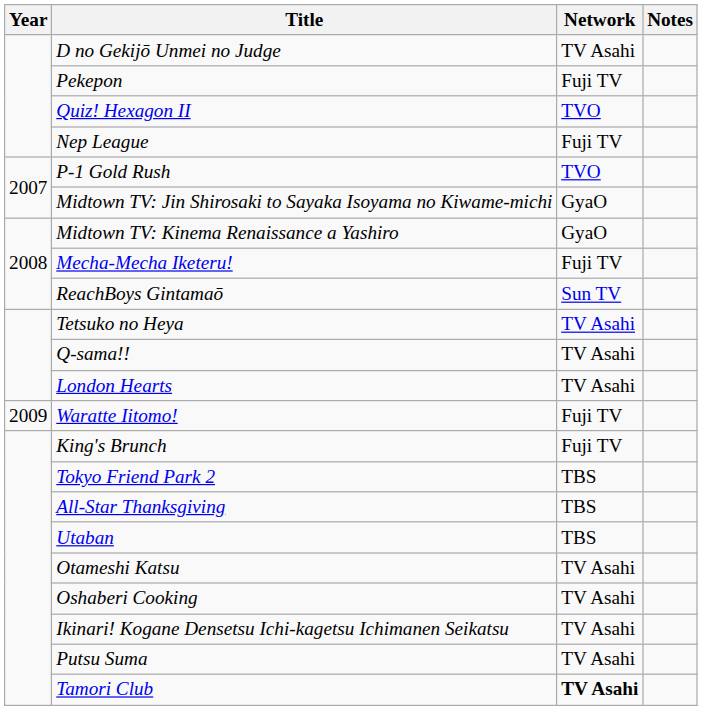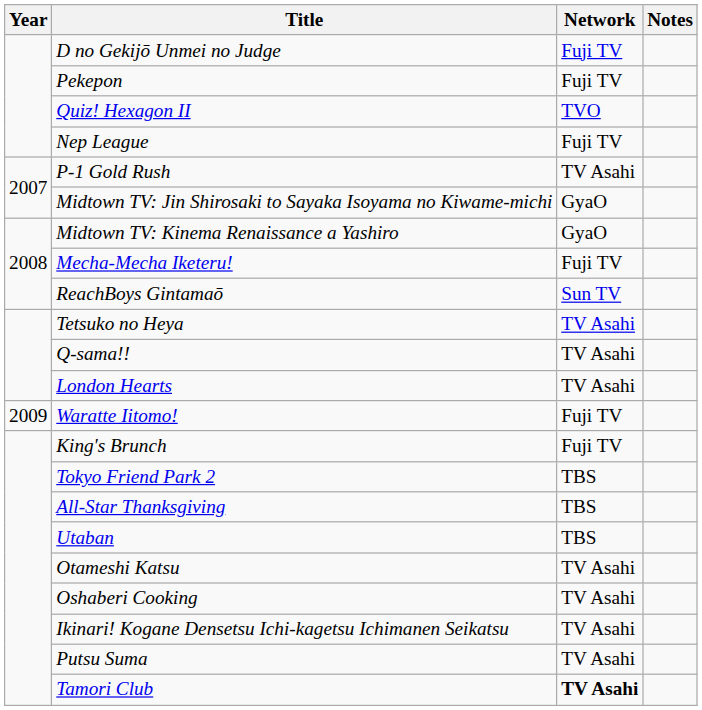(598, 50) TV Asahi -> (592, 50) Fuji TV
(581, 171) TVO -> (598, 171) TV Asahi
